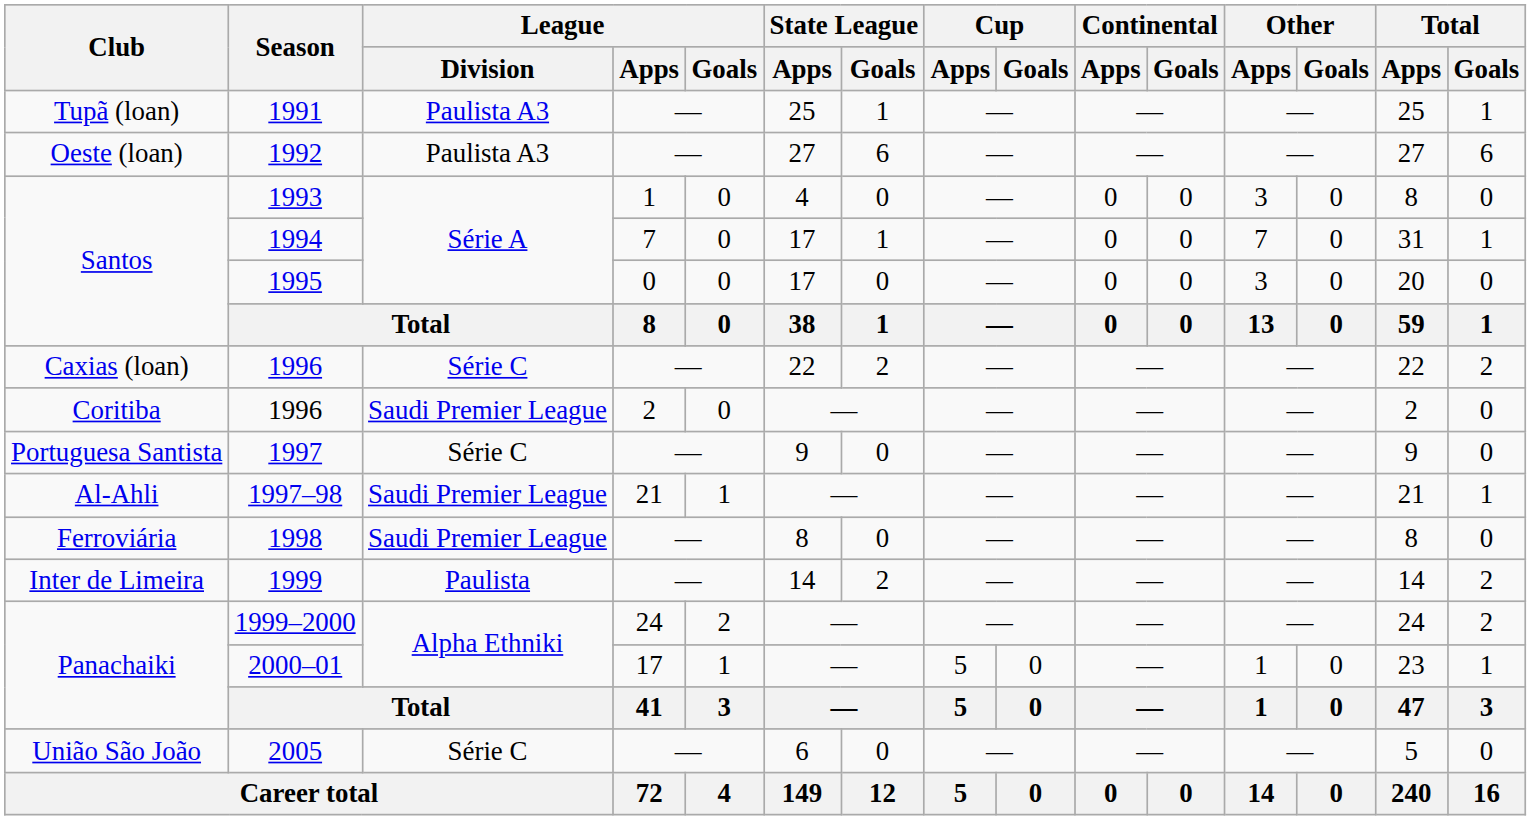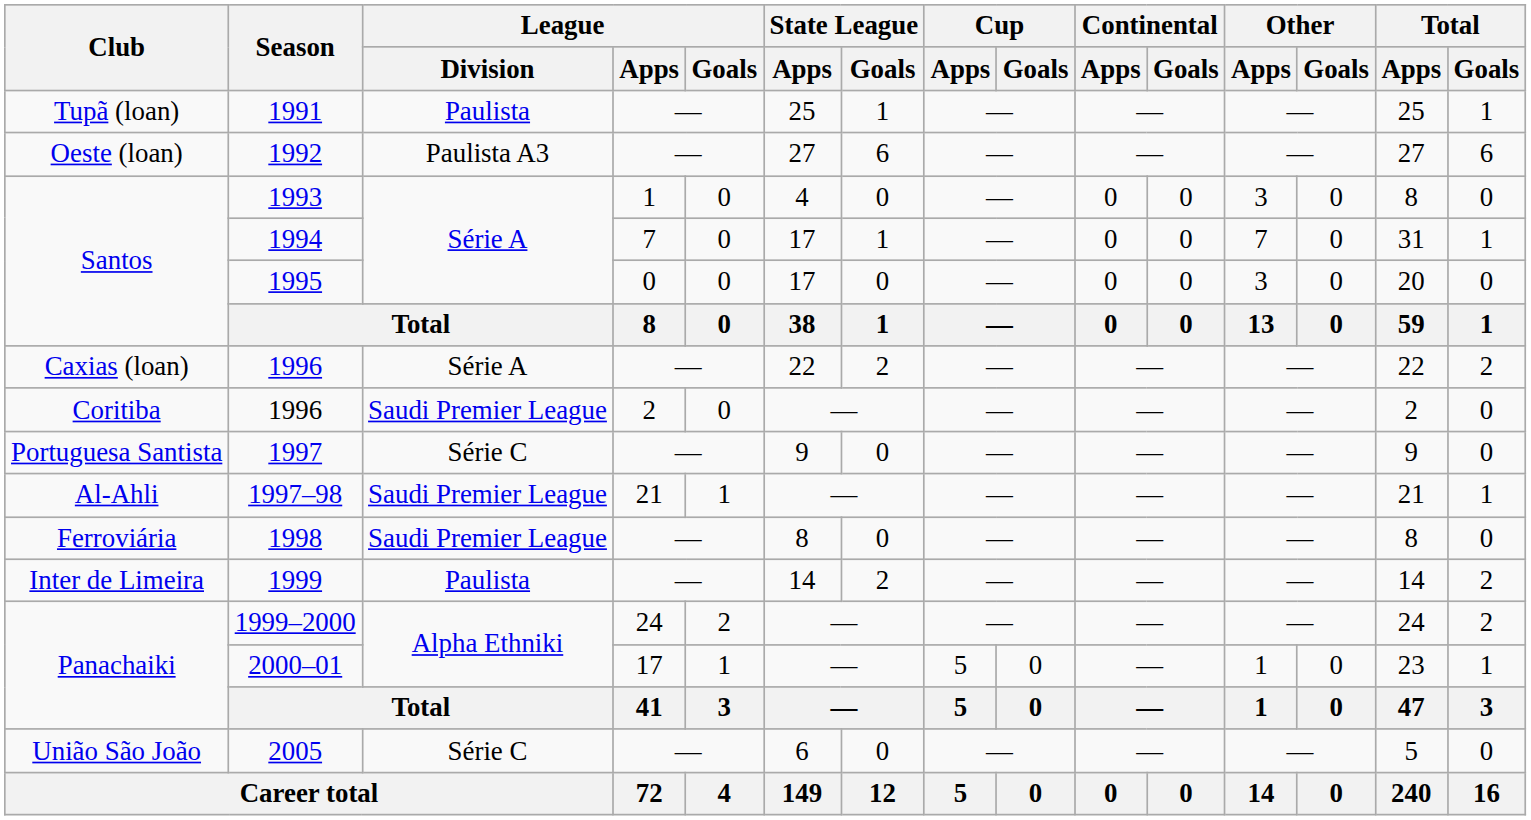(487, 111) Paulista A3 -> (487, 111) Paulista
(487, 366) Série C -> (487, 366) Série A
